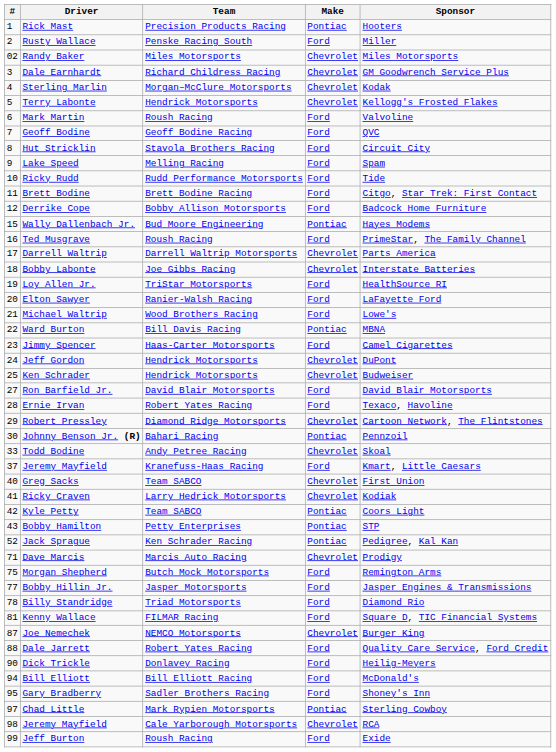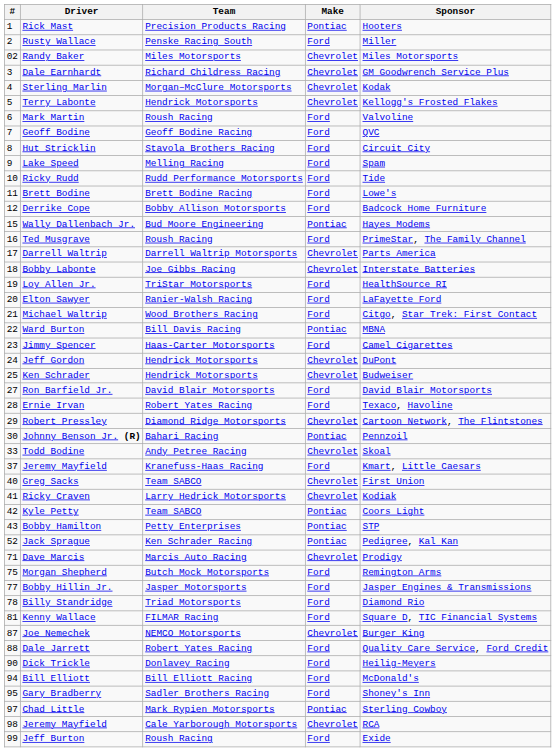(450, 194) Citgo, Star Trek: First Contact -> (379, 194) Lowe's
(379, 315) Lowe's -> (450, 315) Citgo, Star Trek: First Contact
